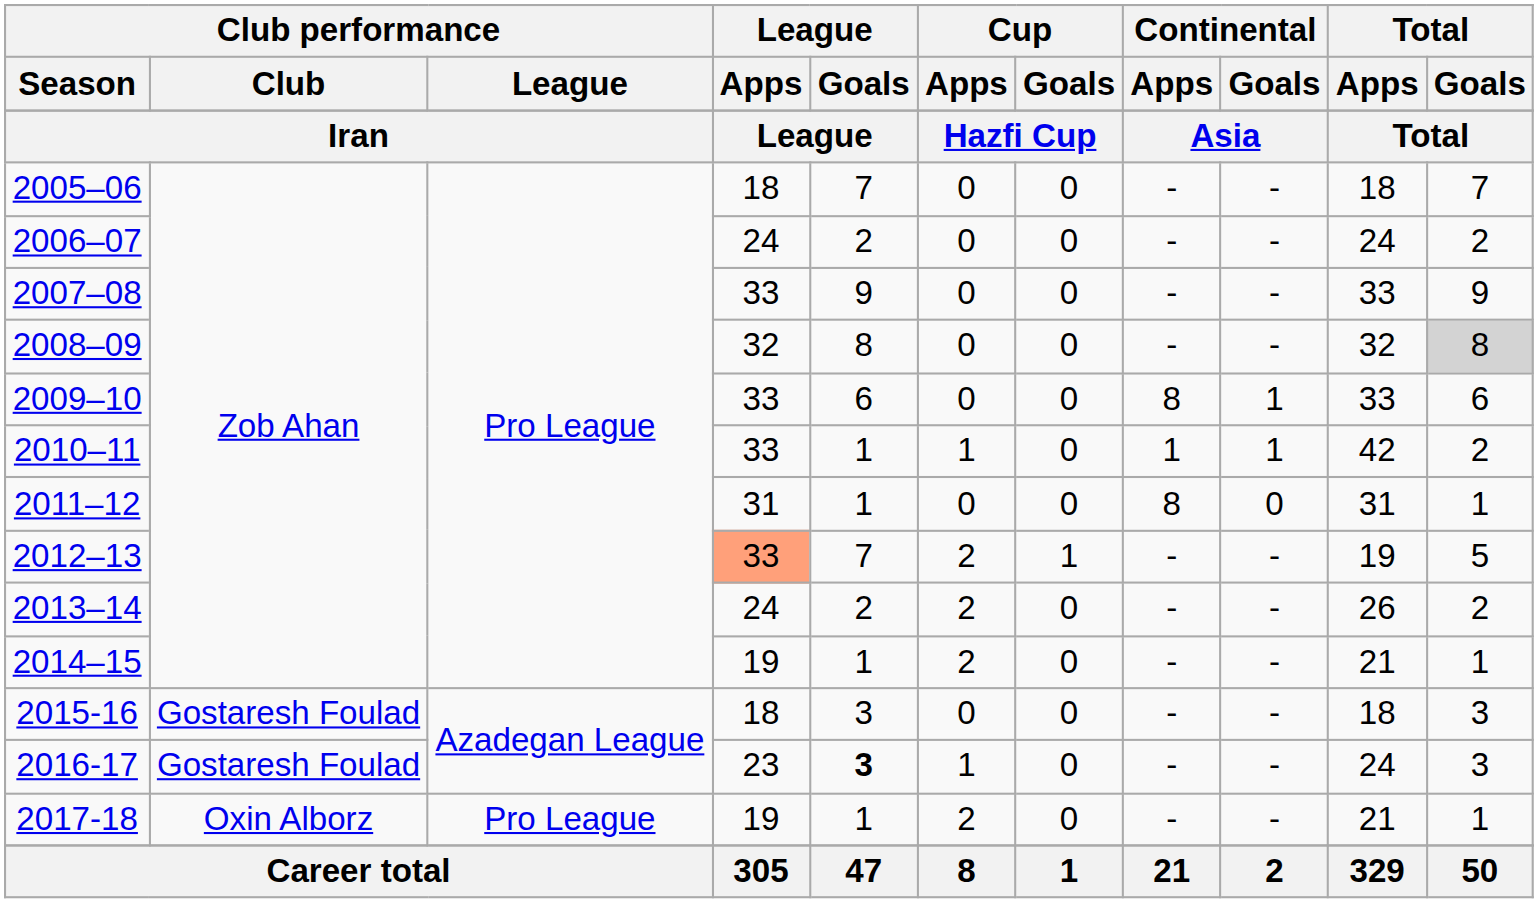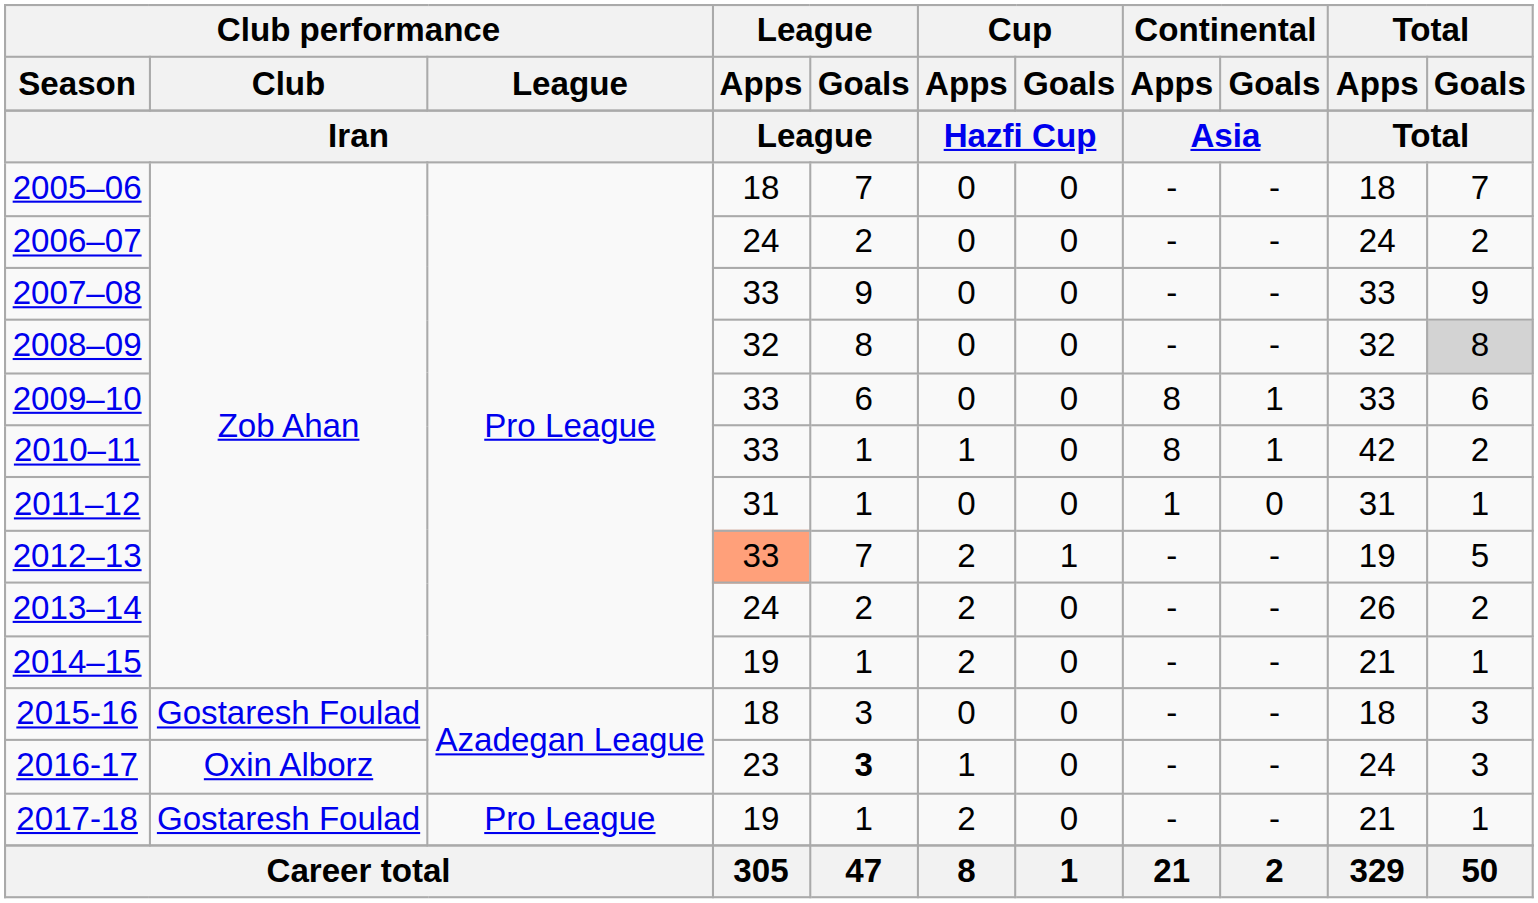(1172, 450) 1 -> (1172, 450) 8
(1172, 503) 8 -> (1172, 503) 1
(289, 766) Gostaresh Foulad -> (289, 766) Oxin Alborz
(289, 818) Oxin Alborz -> (289, 818) Gostaresh Foulad
